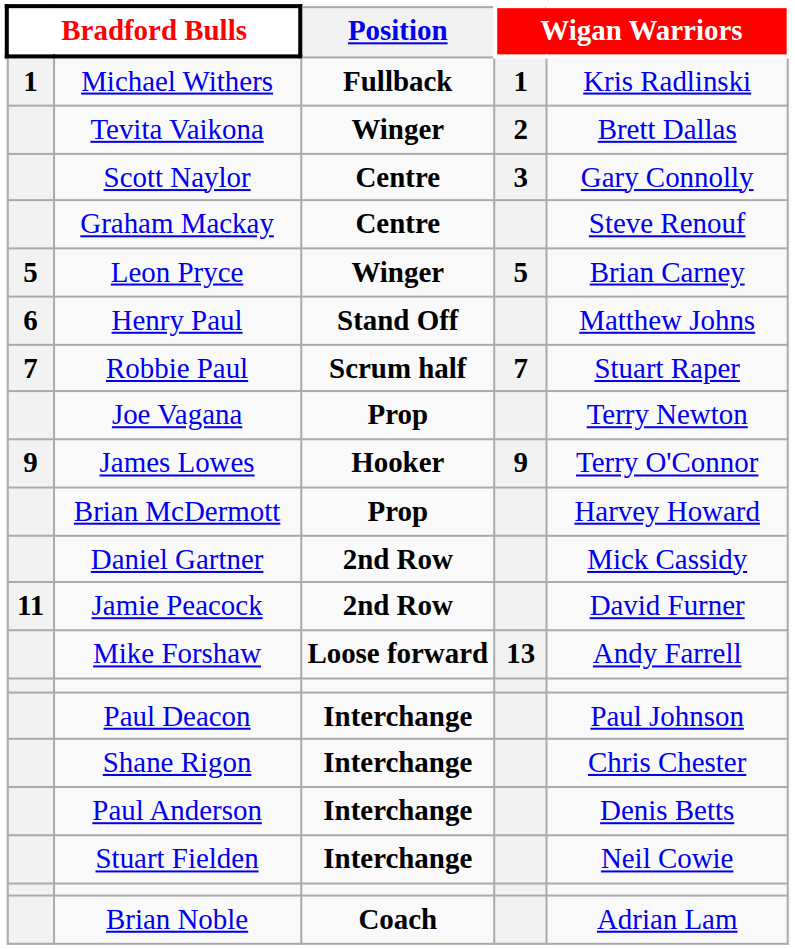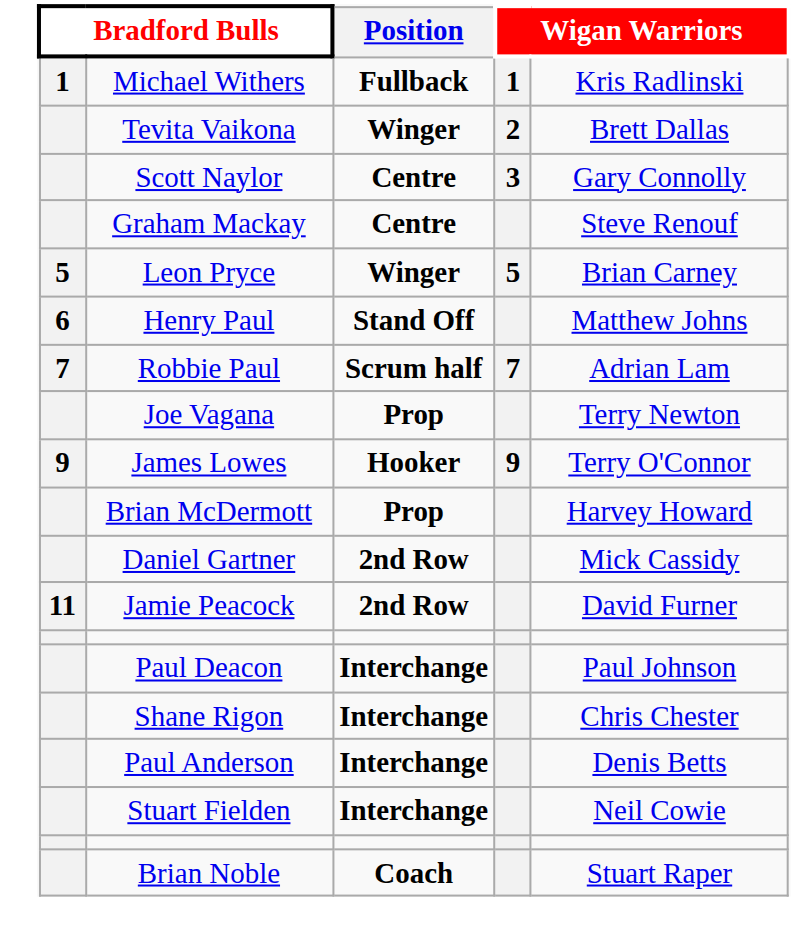(667, 367) Stuart Raper -> (659, 367) Adrian Lam
- row: (177, 653)
(667, 919) Adrian Lam -> (659, 871) Stuart Raper
